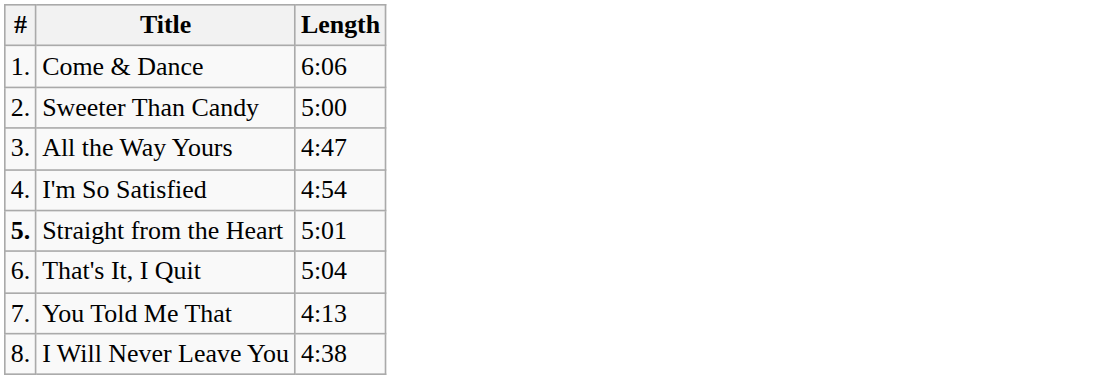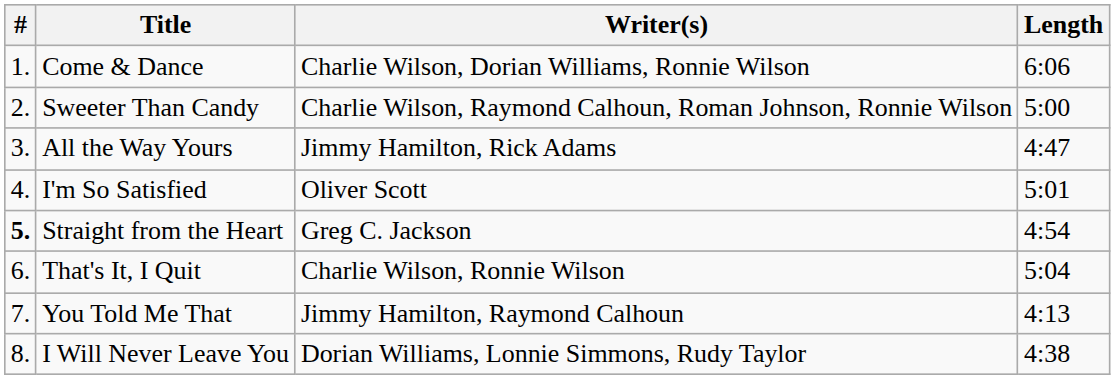+ column: (657, 25)
(324, 189) 4:54 -> (1047, 189) 5:01
(324, 230) 5:01 -> (1047, 230) 4:54
